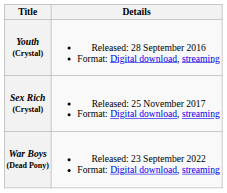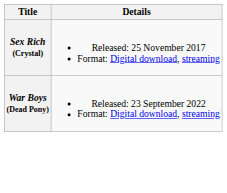- row: (28, 47)
